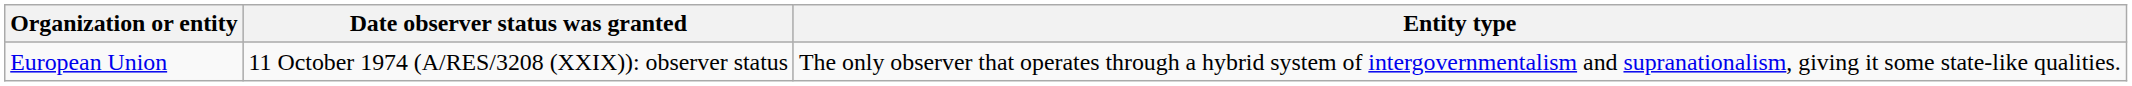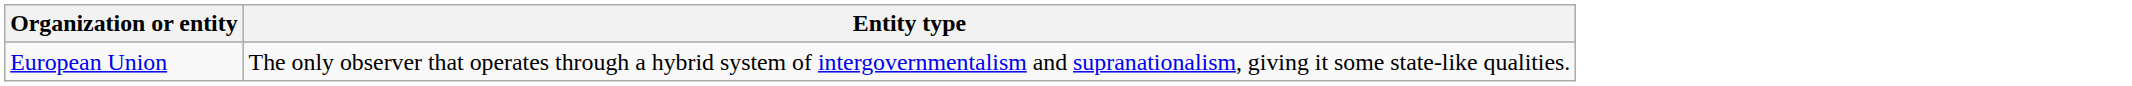- column: (518, 23)
